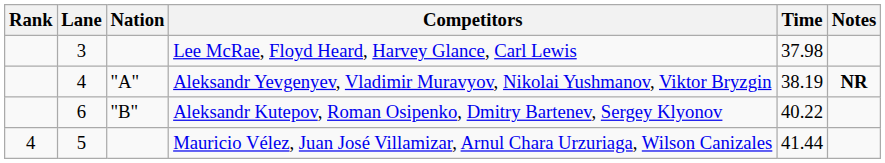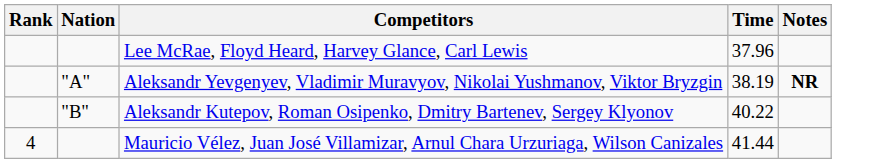- column: (82, 20)
(802, 50) 37.98 -> (753, 50) 37.96
